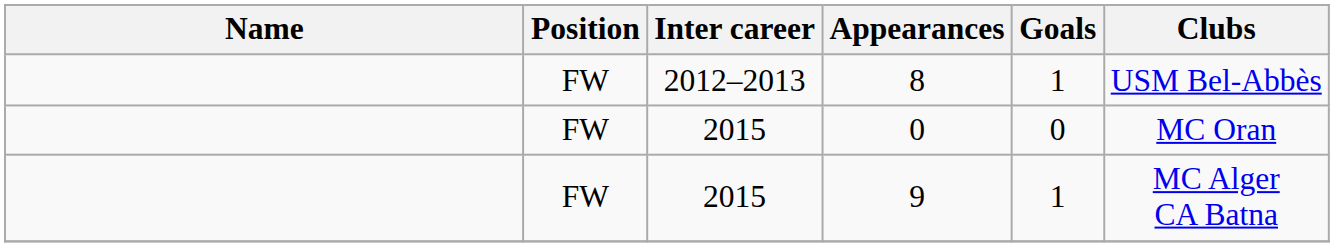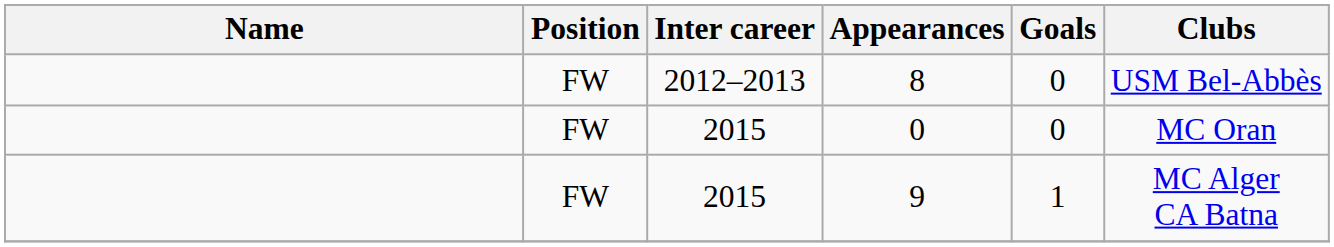(1058, 79) 1 -> (1058, 79) 0
